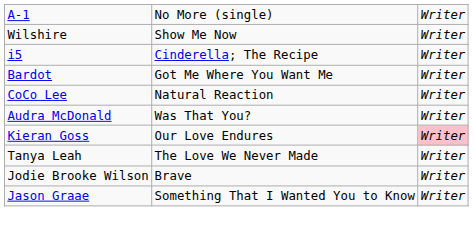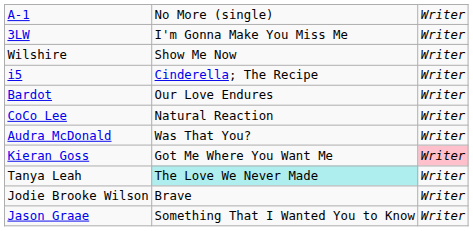+ row: (19, 35)
(244, 75) Got Me Where You Want Me -> (214, 95) Our Love Endures
(214, 135) Our Love Endures -> (244, 155) Got Me Where You Want Me
(236, 155) no background -> (236, 176) paleturquoise background
